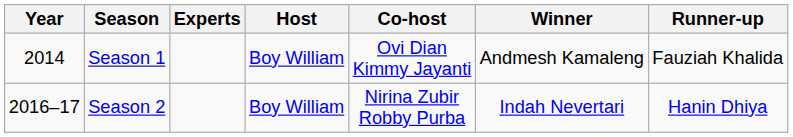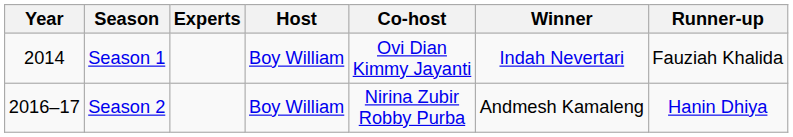(562, 58) Andmesh Kamaleng -> (562, 58) Indah Nevertari
(562, 107) Indah Nevertari -> (562, 107) Andmesh Kamaleng
